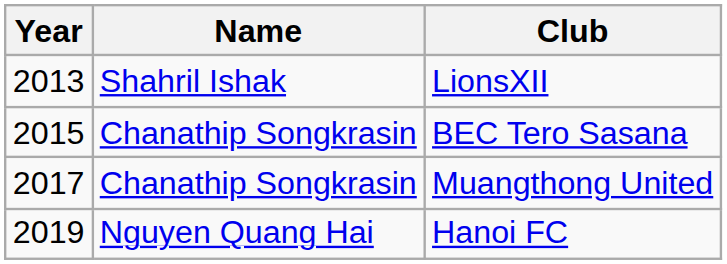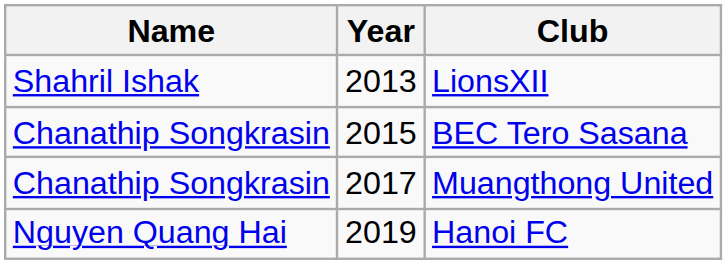columns swapped: (49, 30) <-> (258, 30)
